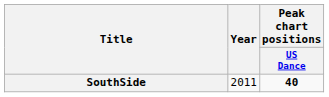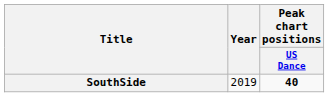(244, 83) 2011 -> (244, 83) 2019
